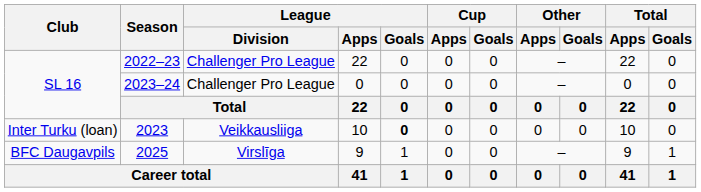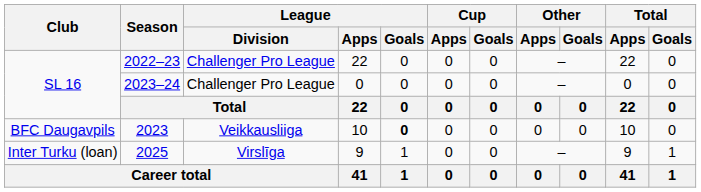(63, 130) Inter Turku (loan) -> (63, 130) BFC Daugavpils
(63, 152) BFC Daugavpils -> (63, 152) Inter Turku (loan)
